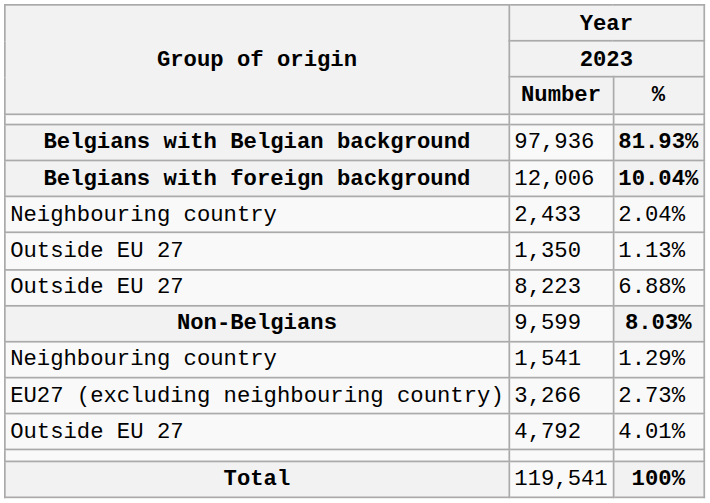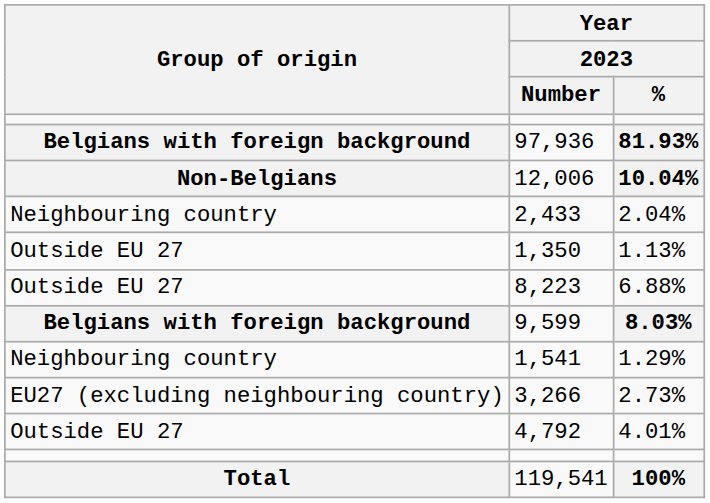(257, 142) Belgians with Belgian background -> (257, 142) Belgians with foreign background
(257, 178) Belgians with foreign background -> (257, 178) Non-Belgians
(257, 323) Non-Belgians -> (257, 323) Belgians with foreign background
